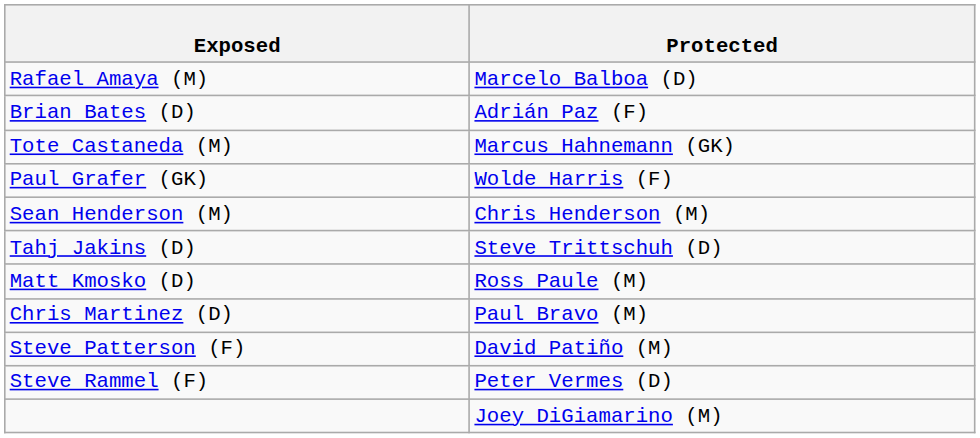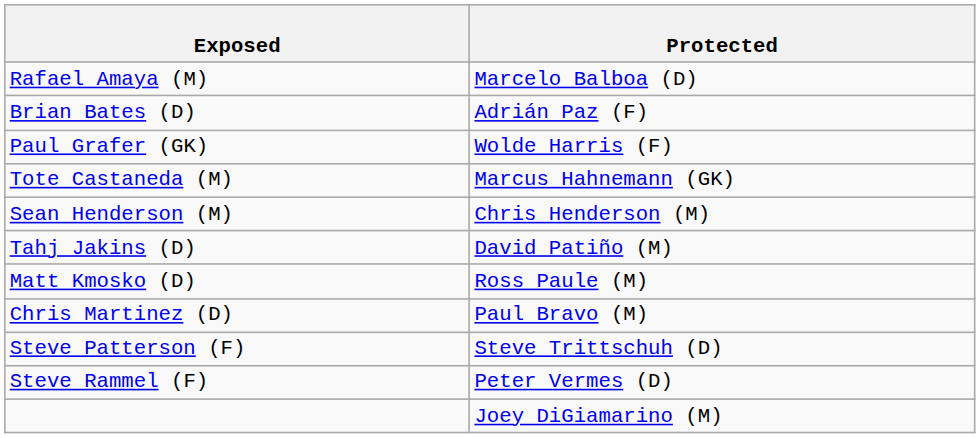rows swapped: (121, 147) <-> (109, 180)
(598, 248) Steve Trittschuh (D) -> (574, 248) David Patiño (M)
(574, 349) David Patiño (M) -> (598, 349) Steve Trittschuh (D)
